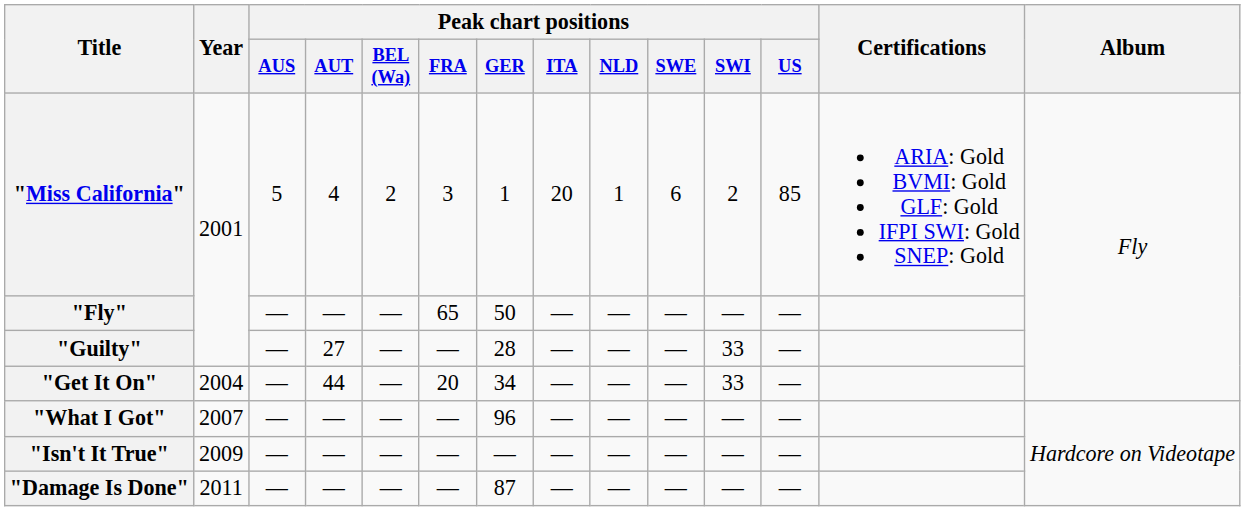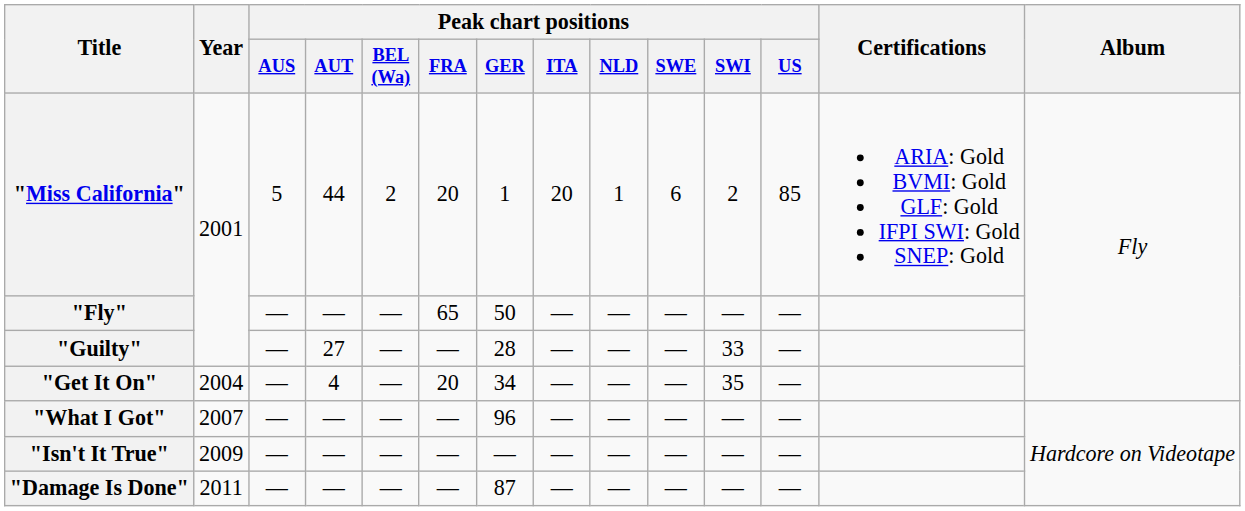(334, 194) 4 -> (334, 194) 44
(448, 194) 3 -> (448, 194) 20
(334, 383) 44 -> (334, 383) 4
(733, 383) 33 -> (733, 383) 35
